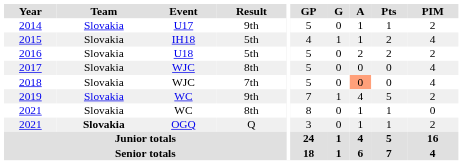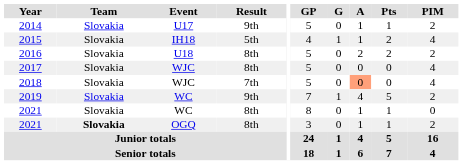(251, 53) 5th -> (251, 53) 8th
(251, 124) Q -> (251, 124) 8th
